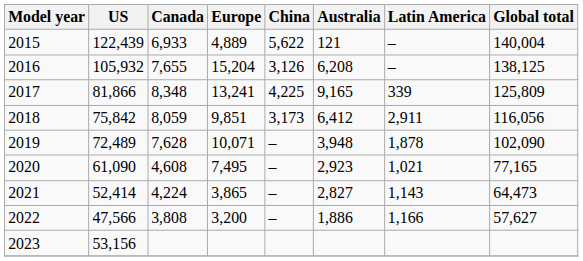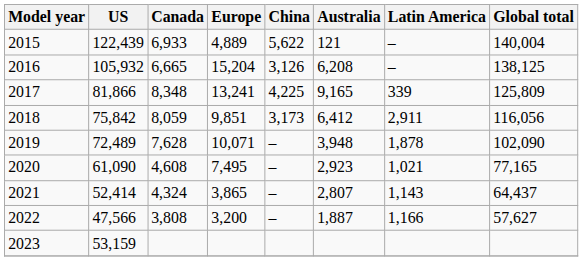(169, 67) 7,655 -> (169, 67) 6,665
(169, 192) 4,224 -> (169, 192) 4,324
(335, 192) 2,827 -> (335, 192) 2,807
(515, 192) 64,473 -> (515, 192) 64,437
(335, 218) 1,886 -> (335, 218) 1,887
(114, 243) 53,156 -> (114, 243) 53,159
